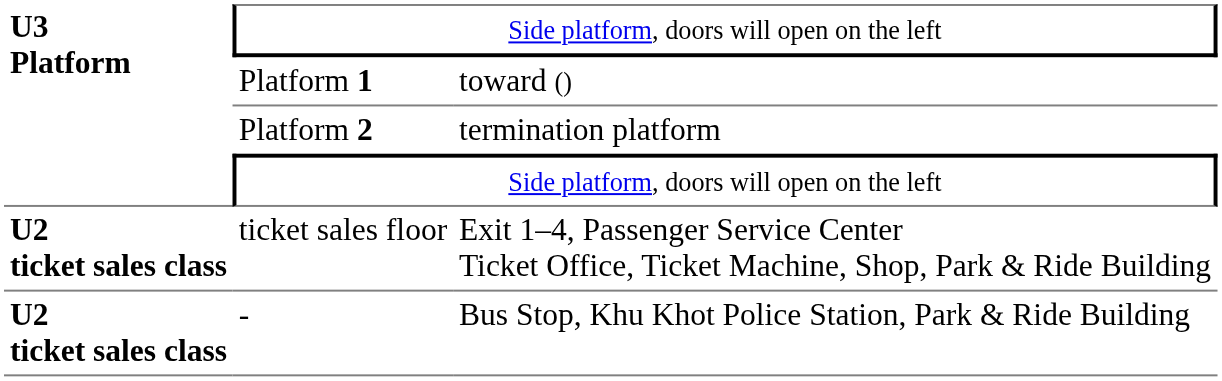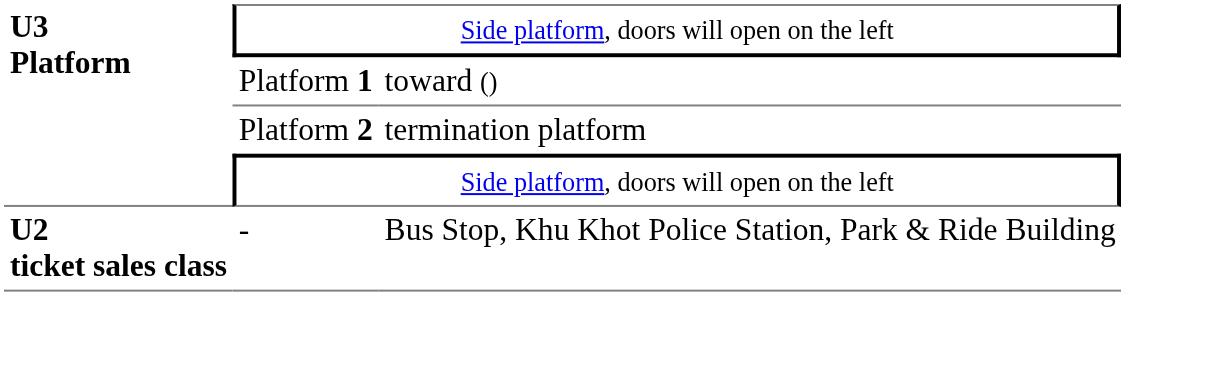- row: (343, 230)
